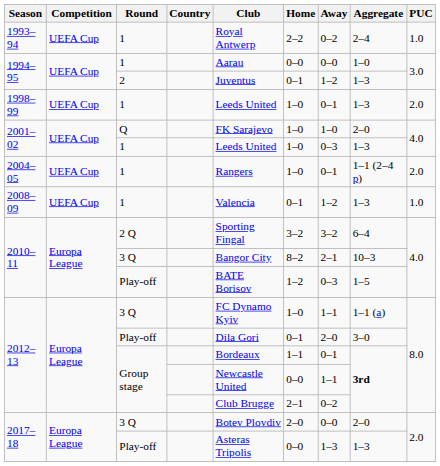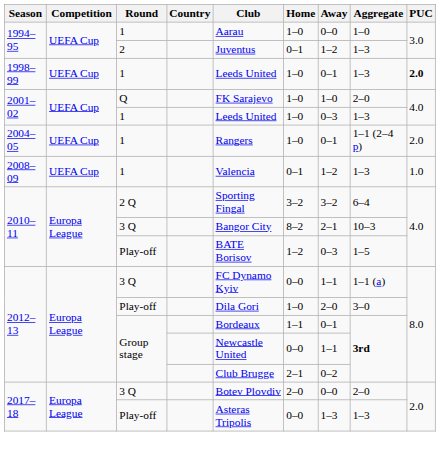- row: (21, 37)
(295, 62) 0–0 -> (295, 31) 1–0
(416, 104) normal -> (416, 73) bold
(295, 312) 1–0 -> (295, 281) 0–0
(295, 337) 0–1 -> (295, 306) 1–0
